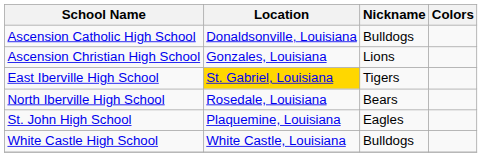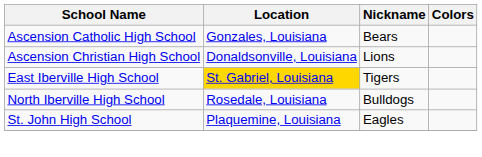(282, 36) Donaldsonville, Louisiana -> (266, 36) Gonzales, Louisiana
(388, 36) Bulldogs -> (380, 36) Bears
(266, 57) Gonzales, Louisiana -> (282, 57) Donaldsonville, Louisiana
(380, 99) Bears -> (388, 99) Bulldogs
- row: (83, 141)
